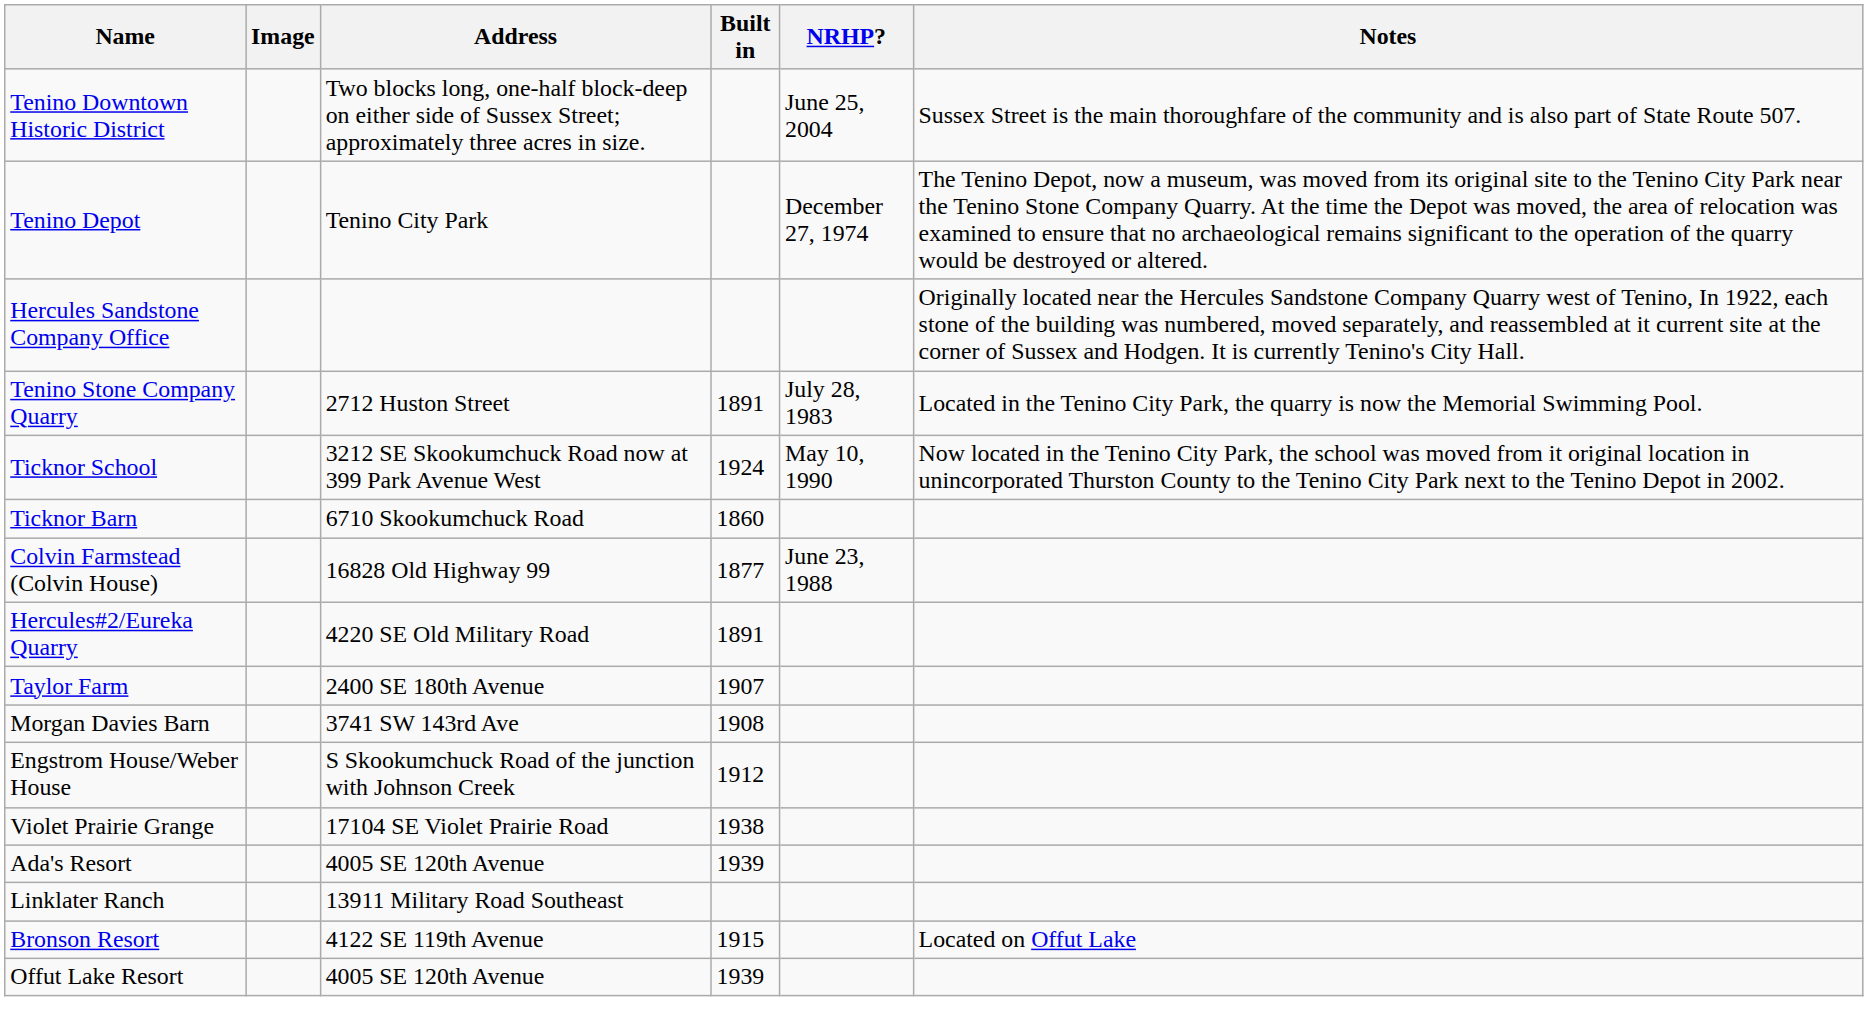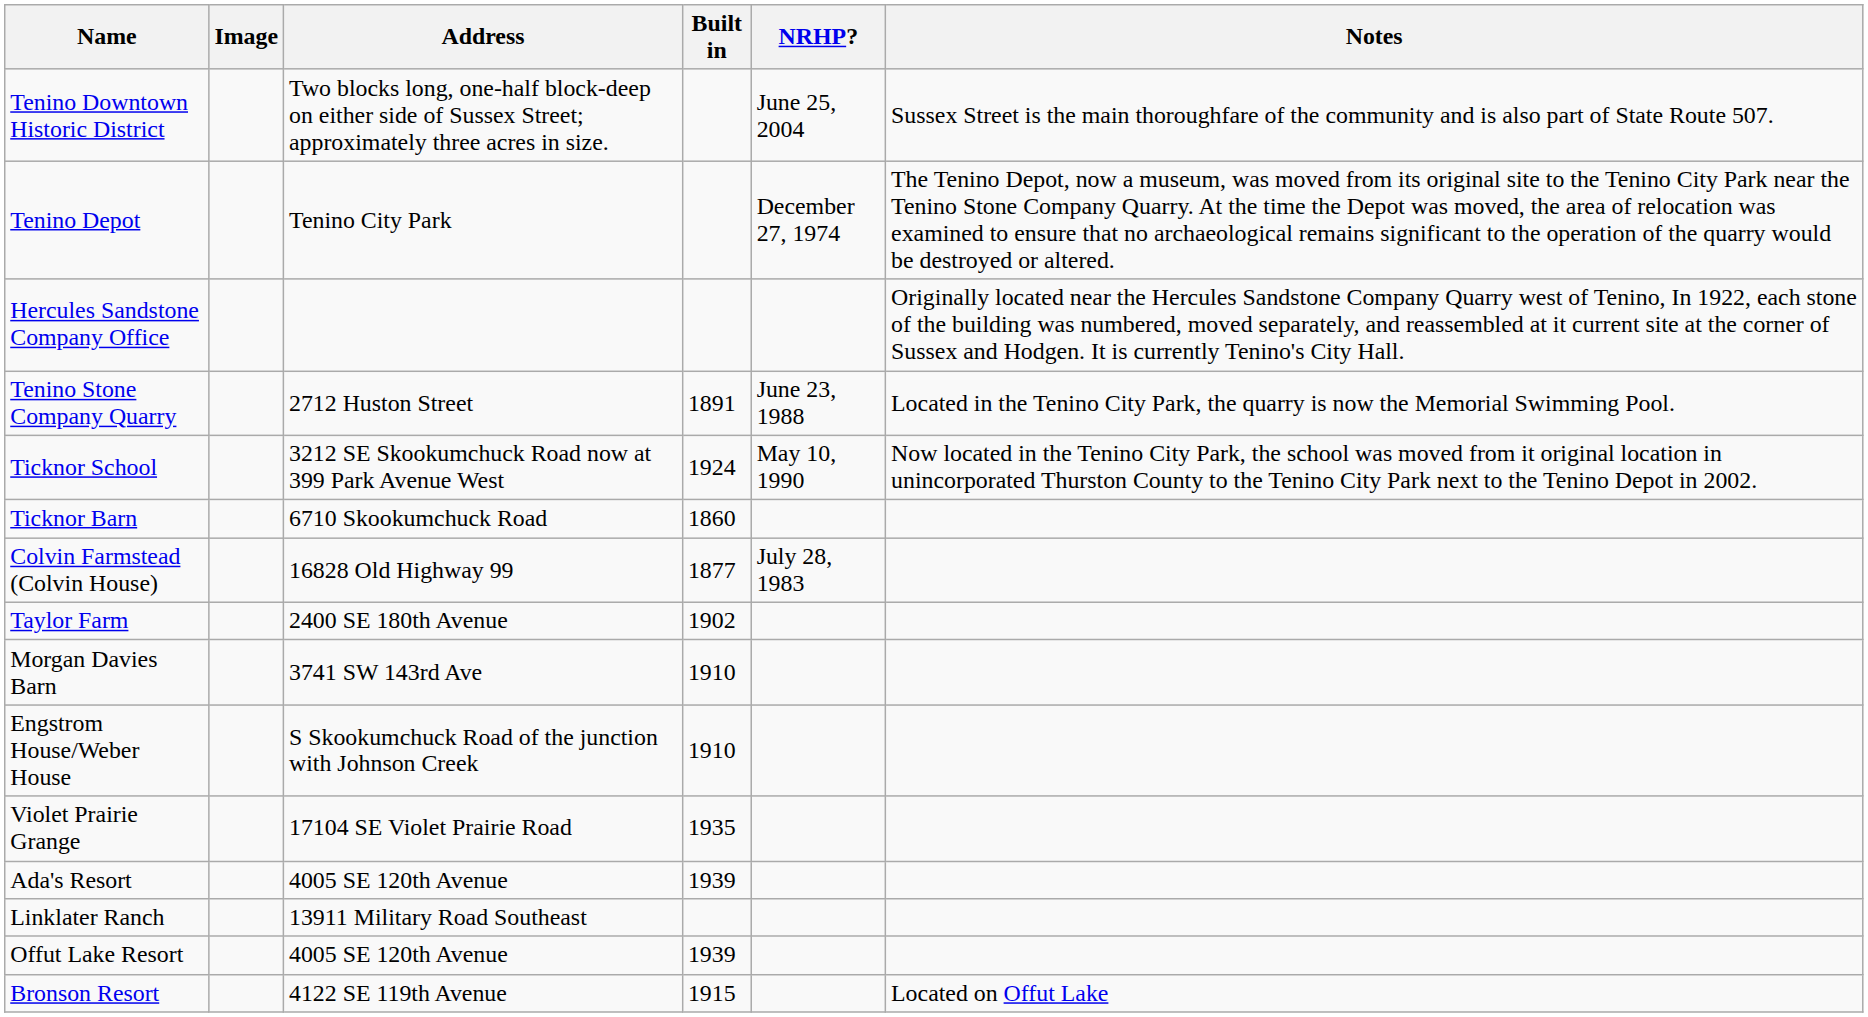(823, 402) July 28, 1983 -> (796, 402) June 23, 1988
(825, 569) June 23, 1988 -> (794, 569) July 28, 1983
- row: (102, 634)
(740, 685) 1907 -> (712, 620) 1902
(740, 723) 1908 -> (712, 672) 1910
(740, 774) 1912 -> (712, 750) 1910
(740, 825) 1938 -> (712, 828) 1935
rows swapped: (85, 939) <-> (97, 977)
